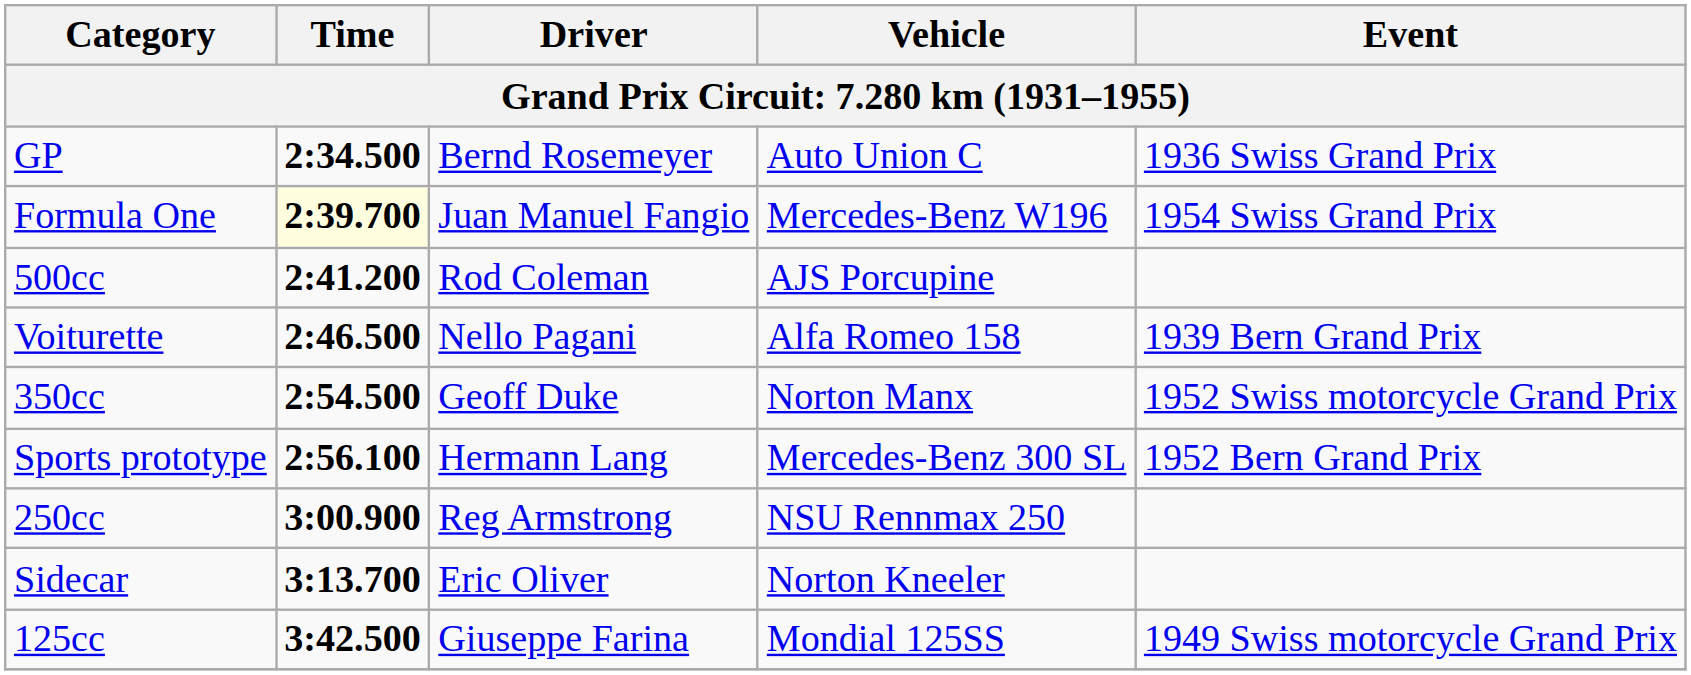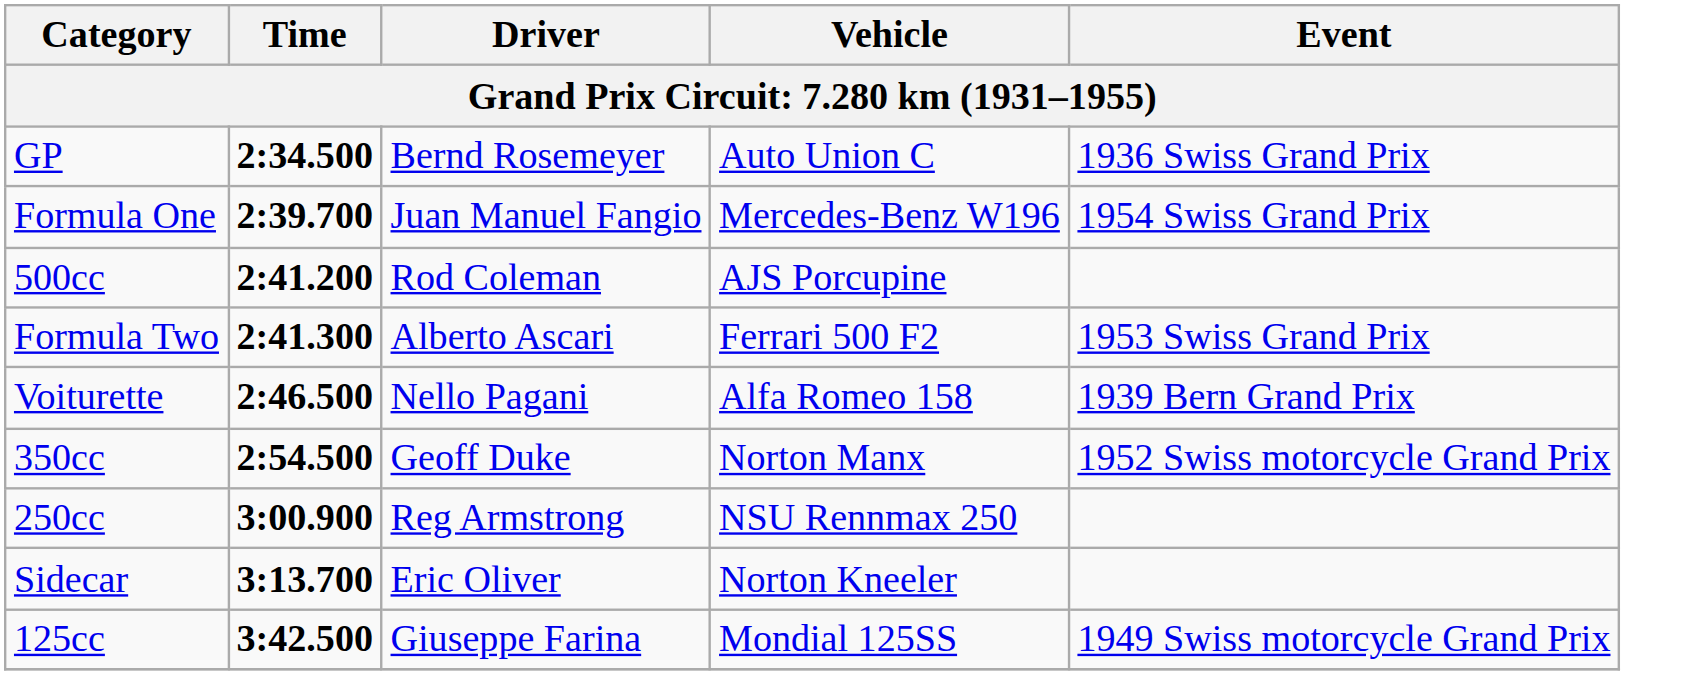(353, 215) lightyellow background -> (305, 215) no background
+ row: (116, 336)
- row: (140, 457)
